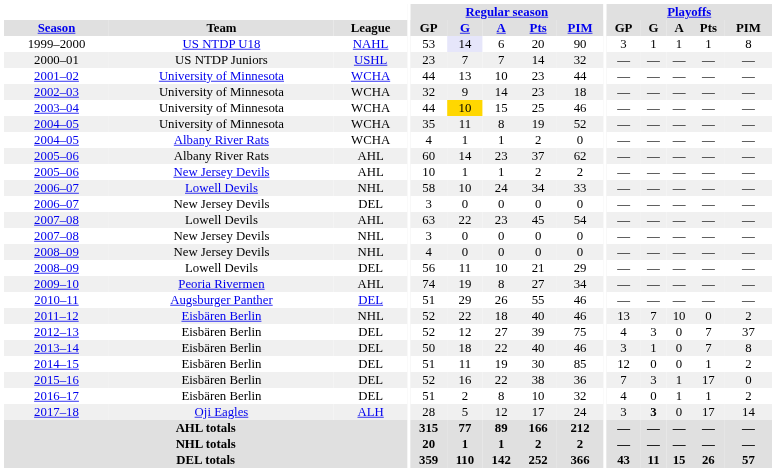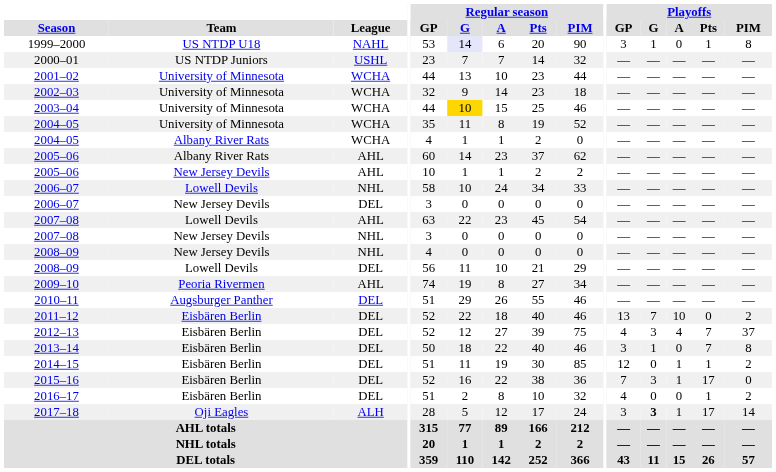(679, 44) 1 -> (679, 44) 0
(371, 316) NHL -> (371, 316) DEL
(679, 332) 0 -> (679, 332) 4
(679, 364) 0 -> (679, 364) 1
(679, 396) 1 -> (679, 396) 0
(679, 412) 0 -> (679, 412) 1
